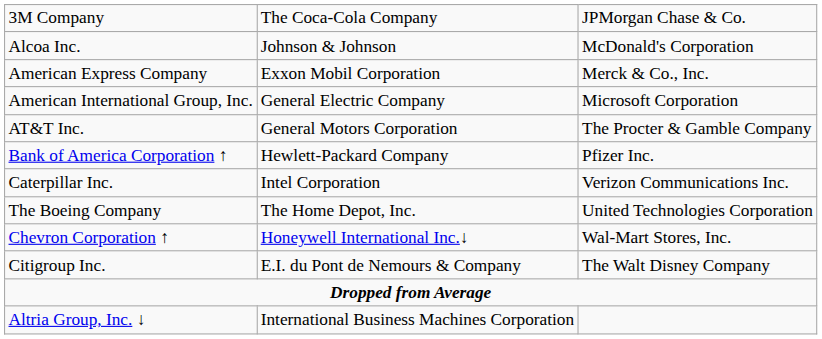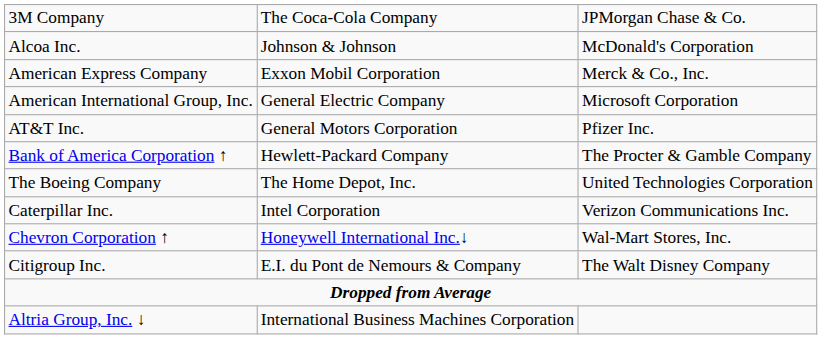(697, 127) The Procter & Gamble Company -> (618, 127) Pfizer Inc.
(618, 155) Pfizer Inc. -> (697, 155) The Procter & Gamble Company
rows swapped: (85, 210) <-> (61, 182)
